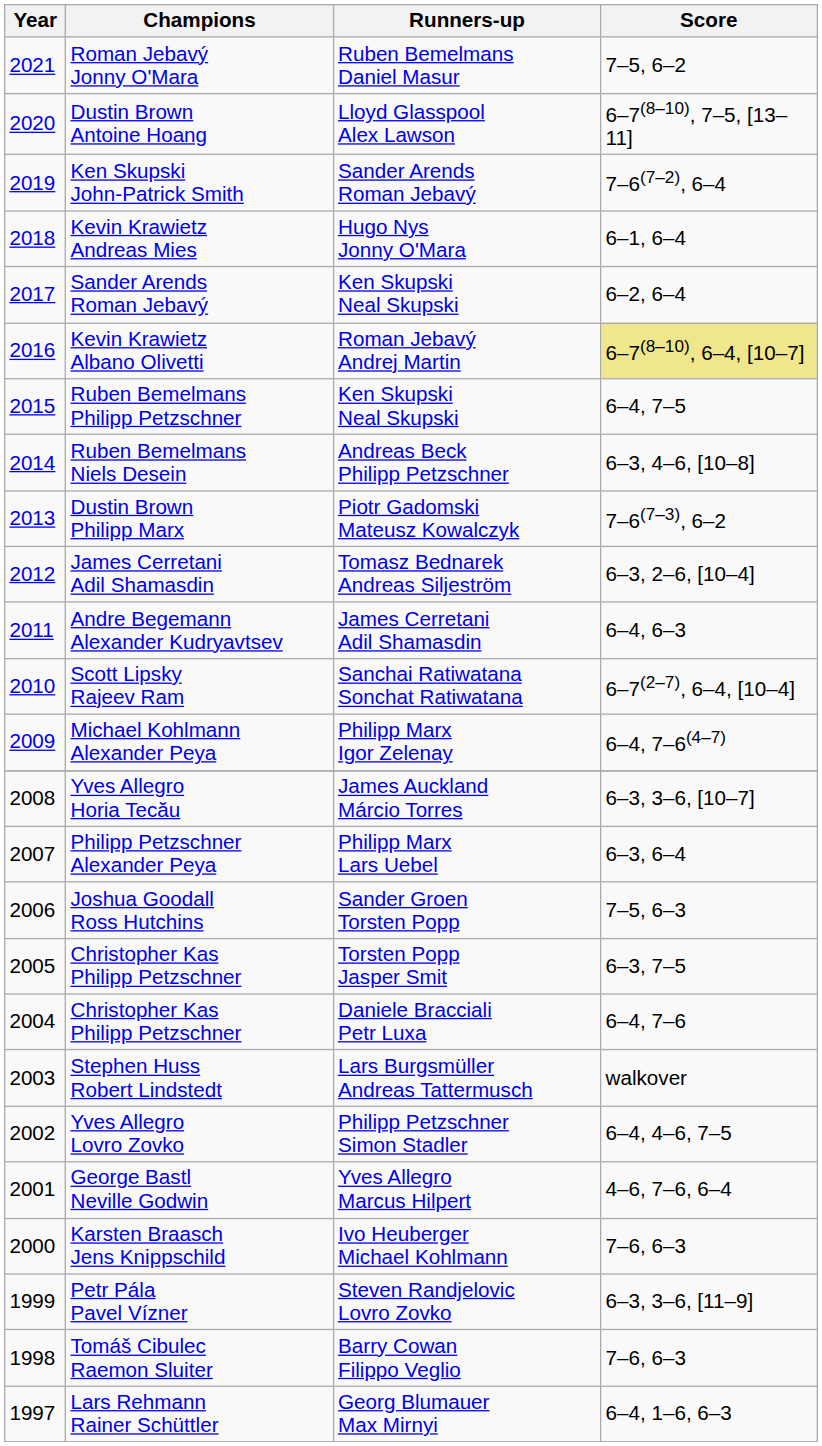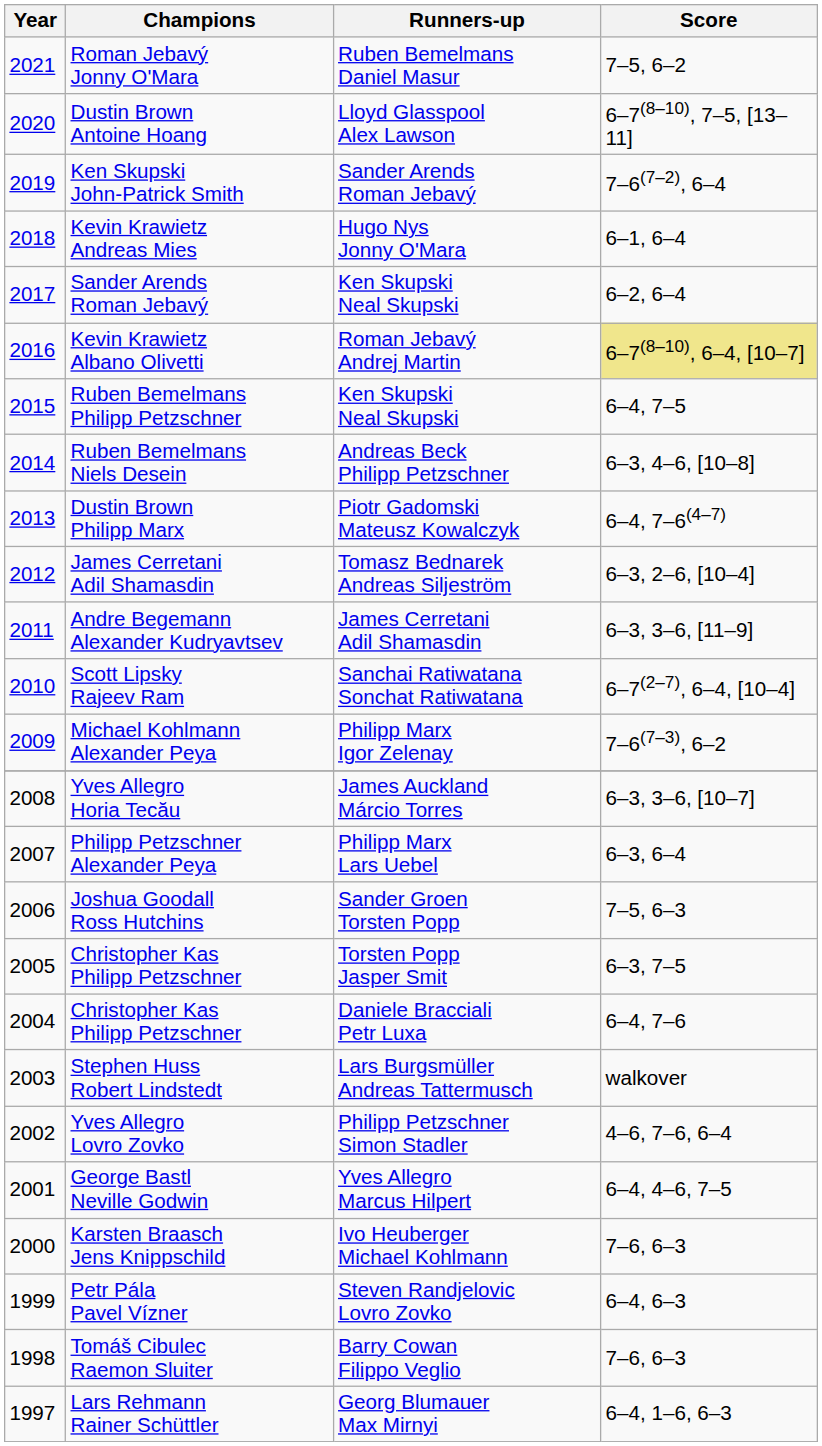(666, 518) 7–6(7–3), 6–2 -> (666, 518) 6–4, 7–6(4–7)
(646, 630) 6–4, 6–3 -> (679, 630) 6–3, 3–6, [11–9]
(666, 742) 6–4, 7–6(4–7) -> (666, 742) 7–6(7–3), 6–2
(669, 1133) 6–4, 4–6, 7–5 -> (669, 1133) 4–6, 7–6, 6–4
(669, 1189) 4–6, 7–6, 6–4 -> (669, 1189) 6–4, 4–6, 7–5
(679, 1301) 6–3, 3–6, [11–9] -> (646, 1301) 6–4, 6–3
